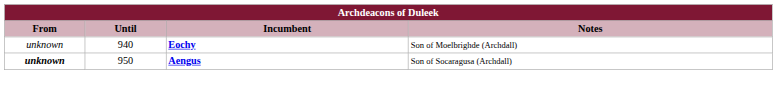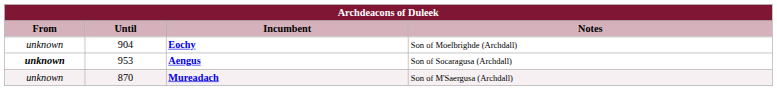(126, 45) 940 -> (126, 45) 904
(126, 61) 950 -> (126, 61) 953
+ row: (194, 77)
